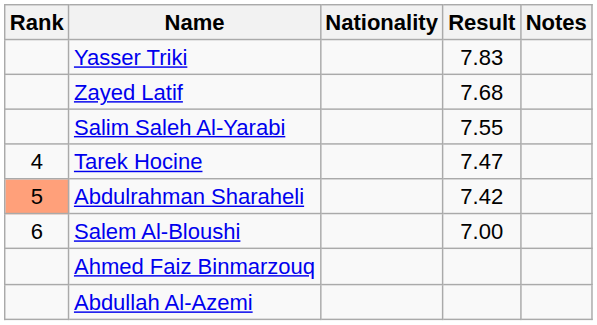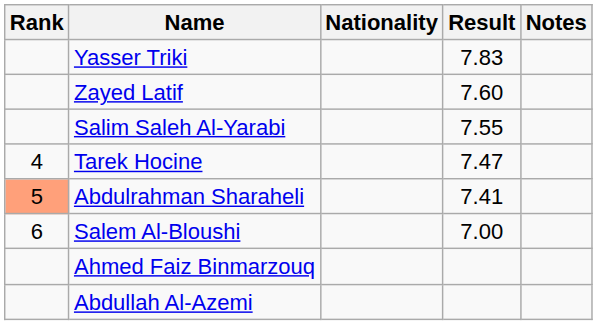(482, 92) 7.68 -> (482, 92) 7.60
(482, 197) 7.42 -> (482, 197) 7.41
